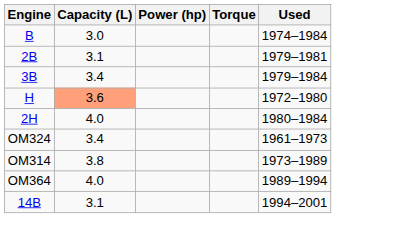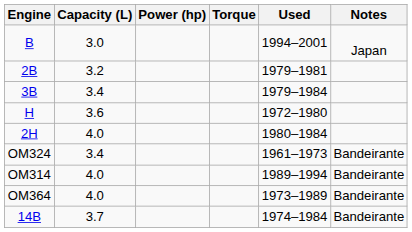+ column: (369, 14)
(295, 35) 1974–1984 -> (295, 43) 1994–2001
(95, 56) 3.1 -> (95, 71) 3.2
(95, 98) lightsalmon background -> (95, 112) no background
(95, 160) 3.8 -> (95, 175) 4.0
(295, 160) 1973–1989 -> (295, 175) 1989–1994
(295, 181) 1989–1994 -> (295, 196) 1973–1989
(95, 202) 3.1 -> (95, 216) 3.7
(295, 202) 1994–2001 -> (295, 216) 1974–1984
